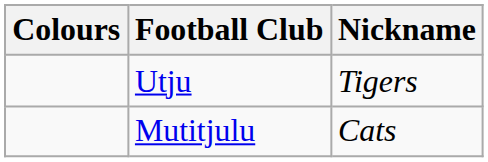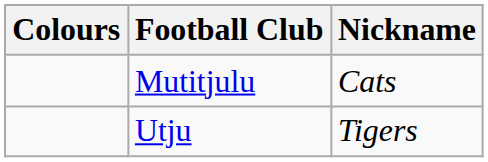rows swapped: (195, 130) <-> (163, 80)
